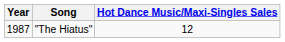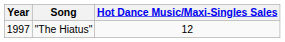(18, 29) 1987 -> (18, 29) 1997
